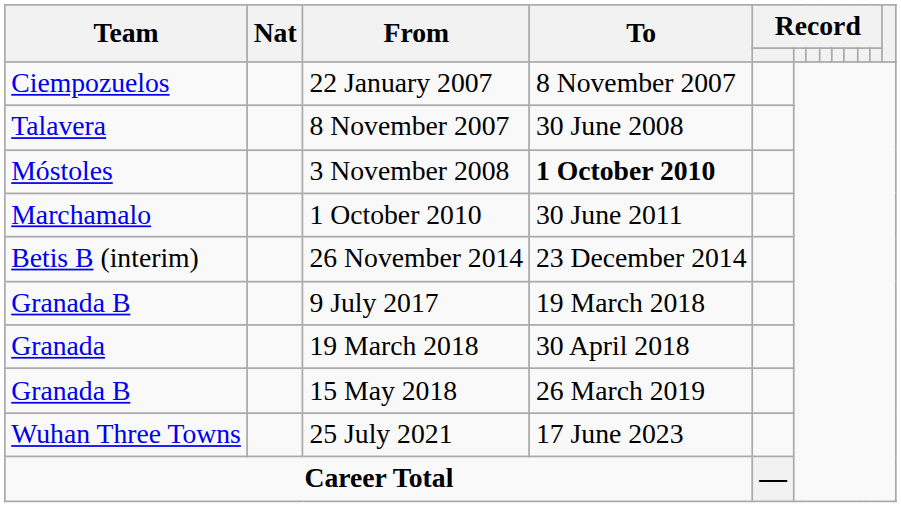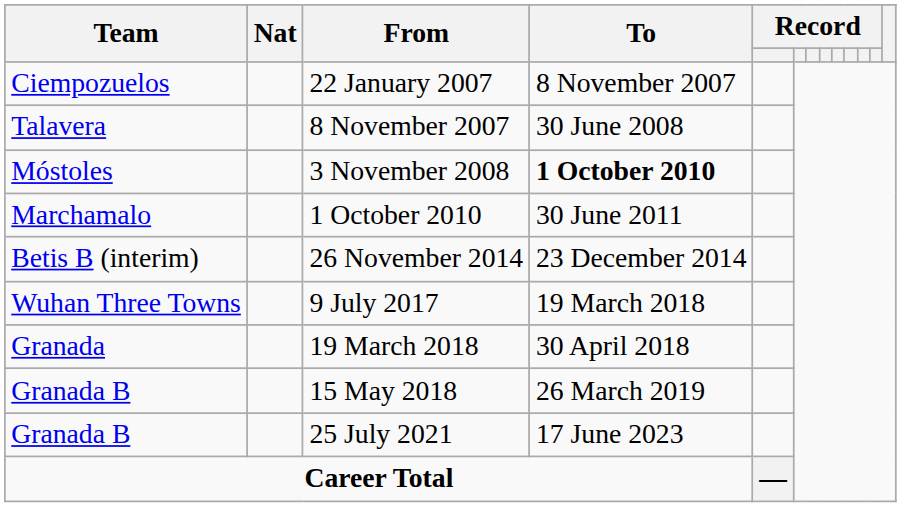(71, 302) Granada B -> (126, 302) Wuhan Three Towns
(126, 434) Wuhan Three Towns -> (71, 434) Granada B
